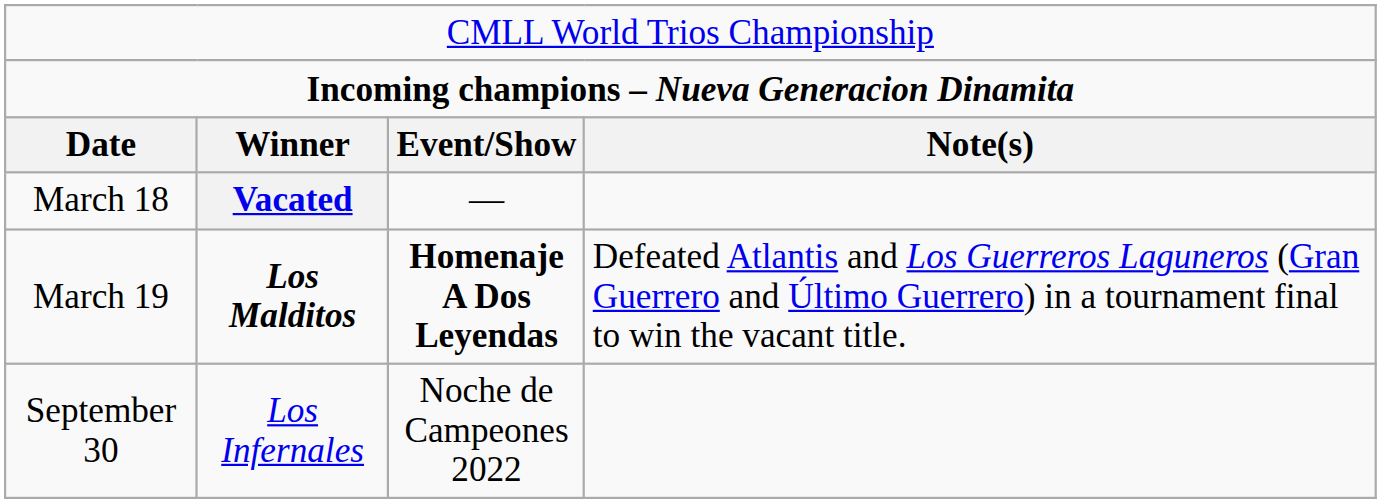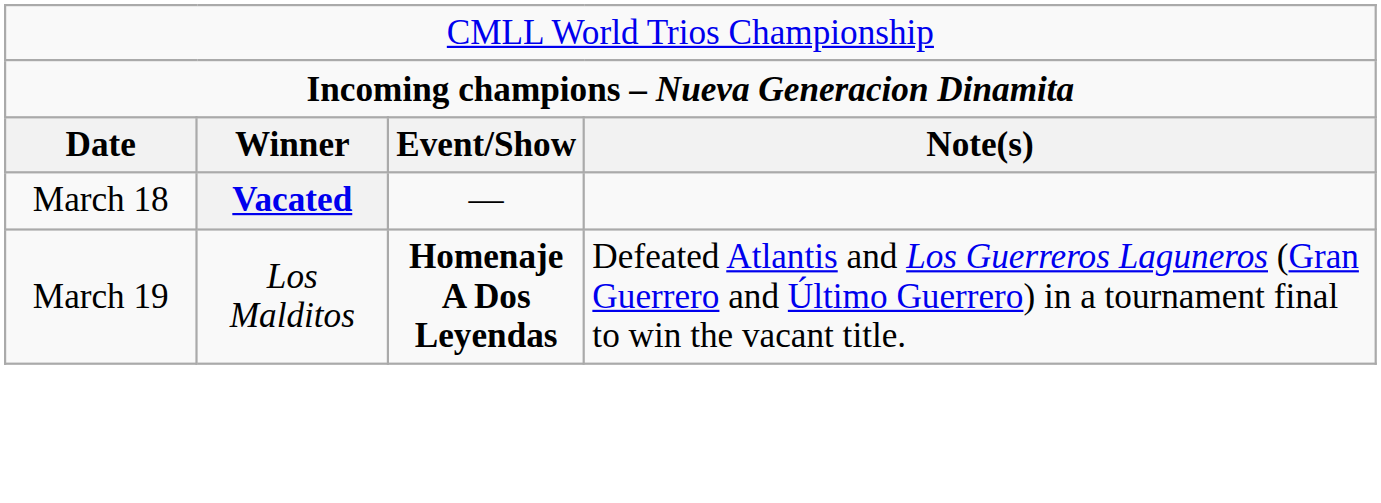(293, 295) bold -> (292, 295) normal
- row: (101, 430)
